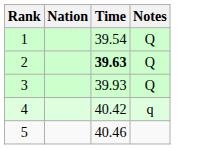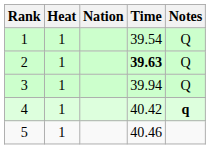+ column: (62, 16)
(111, 86) 39.93 -> (146, 86) 39.94
(150, 109) normal -> (186, 109) bold
